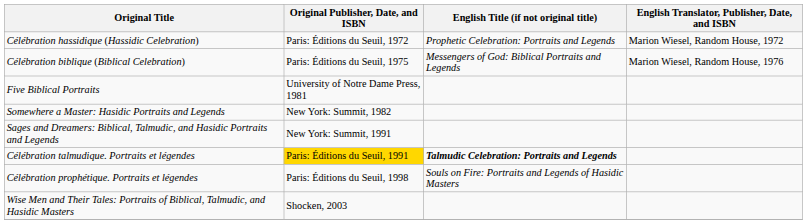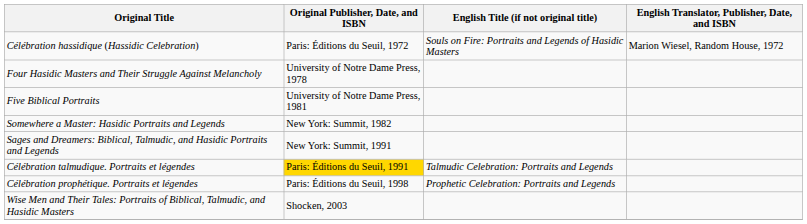(521, 40) Prophetic Celebration: Portraits and Legends -> (525, 46) Souls on Fire: Portraits and Legends of Hasidic Masters
- row: (96, 62)
+ row: (134, 73)
(521, 156) bold -> (519, 167) normal
(525, 178) Souls on Fire: Portraits and Legends of Hasidic Masters -> (521, 183) Prophetic Celebration: Portraits and Legends
